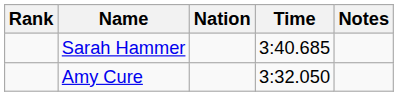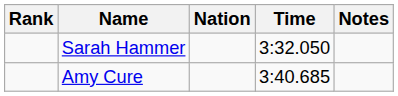(295, 47) 3:40.685 -> (295, 47) 3:32.050
(295, 76) 3:32.050 -> (295, 76) 3:40.685
